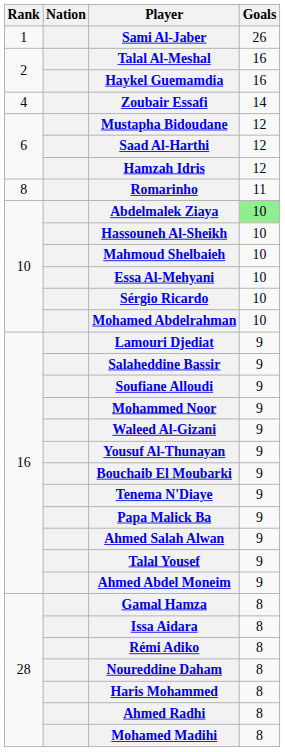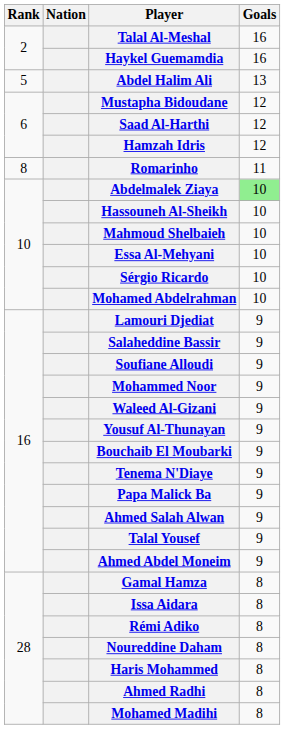- row: (164, 37)
- row: (164, 102)
+ row: (164, 80)
